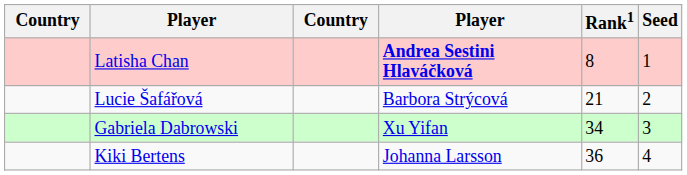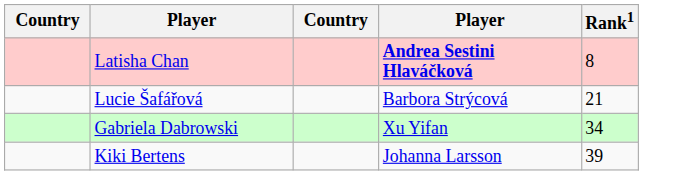- column: (660, 20)
(594, 156) 36 -> (594, 156) 39
